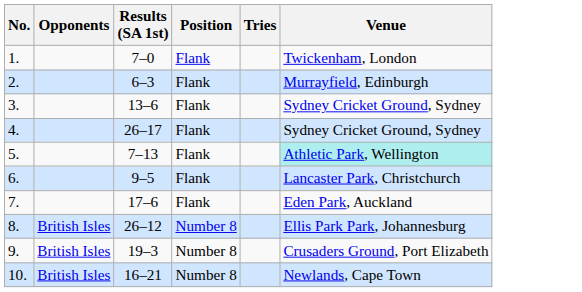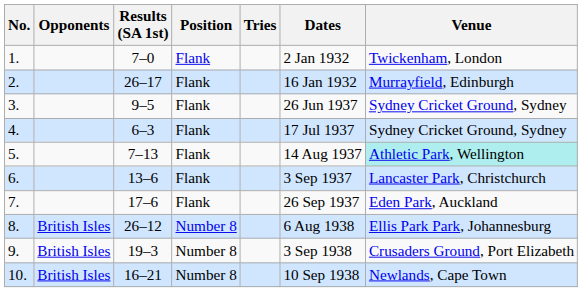+ column: (323, 25)
(143, 81) 6–3 -> (143, 81) 26–17
(143, 105) 13–6 -> (143, 105) 9–5
(143, 130) 26–17 -> (143, 130) 6–3
(143, 178) 9–5 -> (143, 178) 13–6
